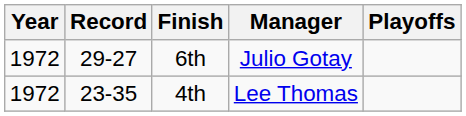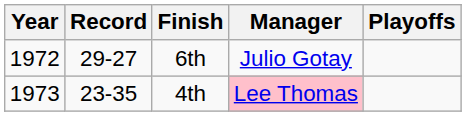(35, 93) 1972 -> (35, 93) 1973
(296, 93) no background -> (296, 93) pink background
